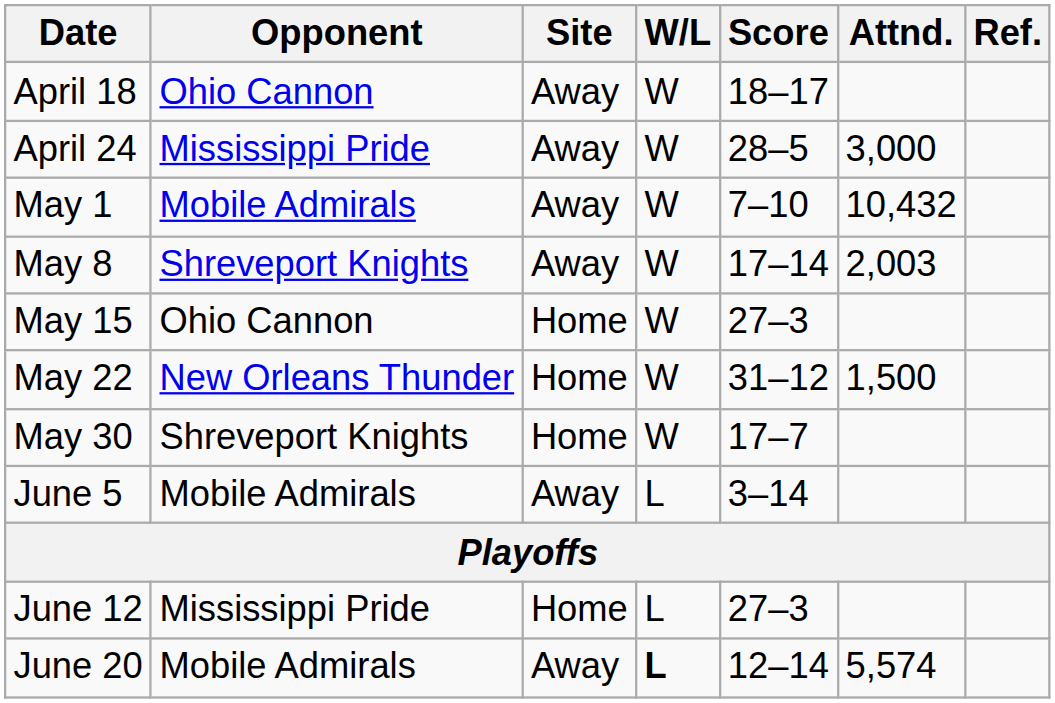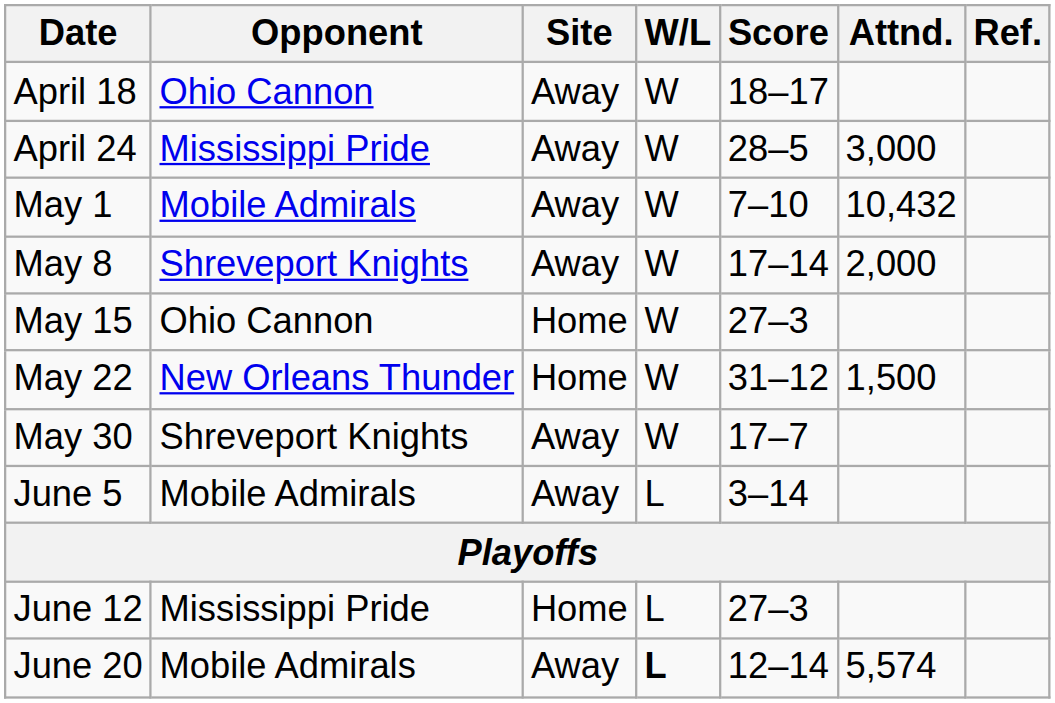(891, 263) 2,003 -> (891, 263) 2,000
(579, 436) Home -> (575, 436) Away
